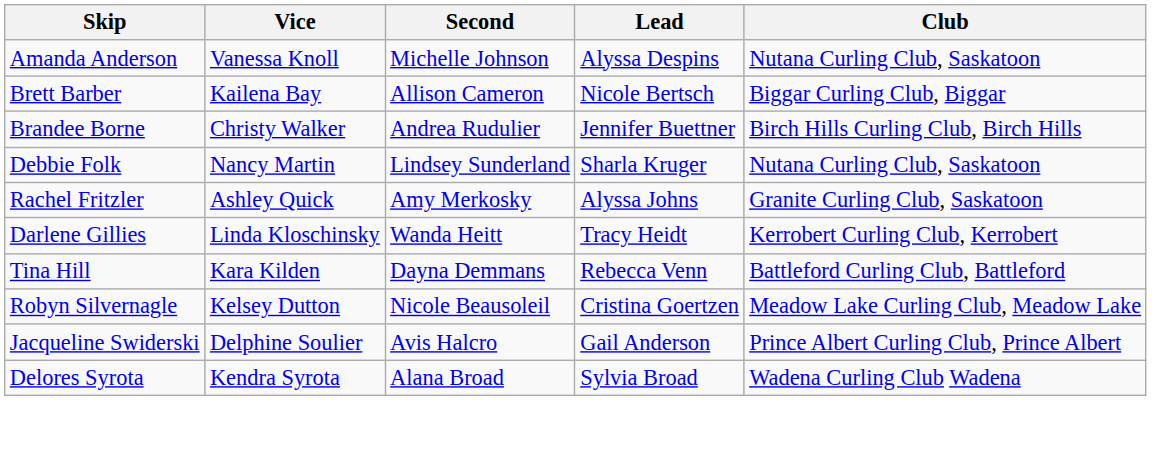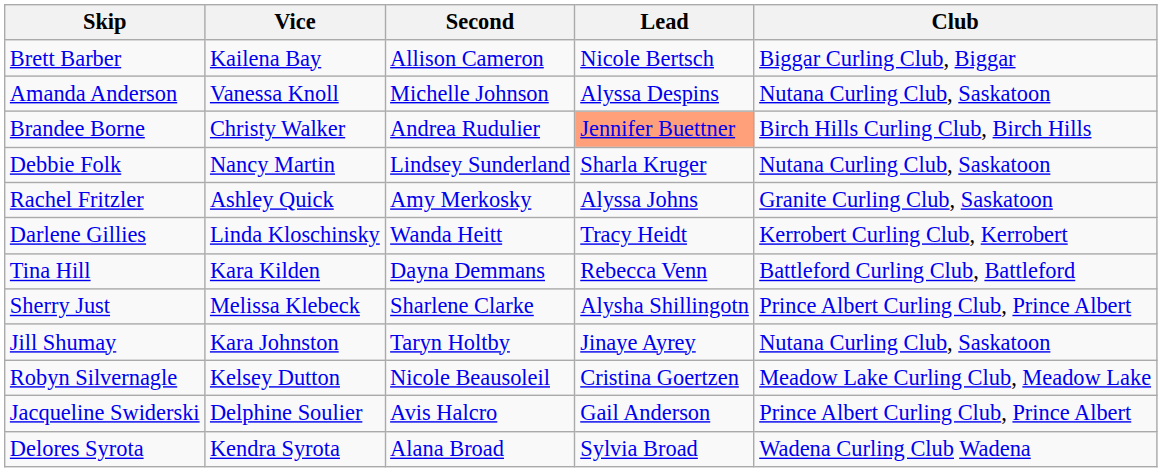rows swapped: (94, 57) <-> (66, 93)
(658, 128) no background -> (658, 128) lightsalmon background
+ row: (60, 306)
+ row: (63, 341)
